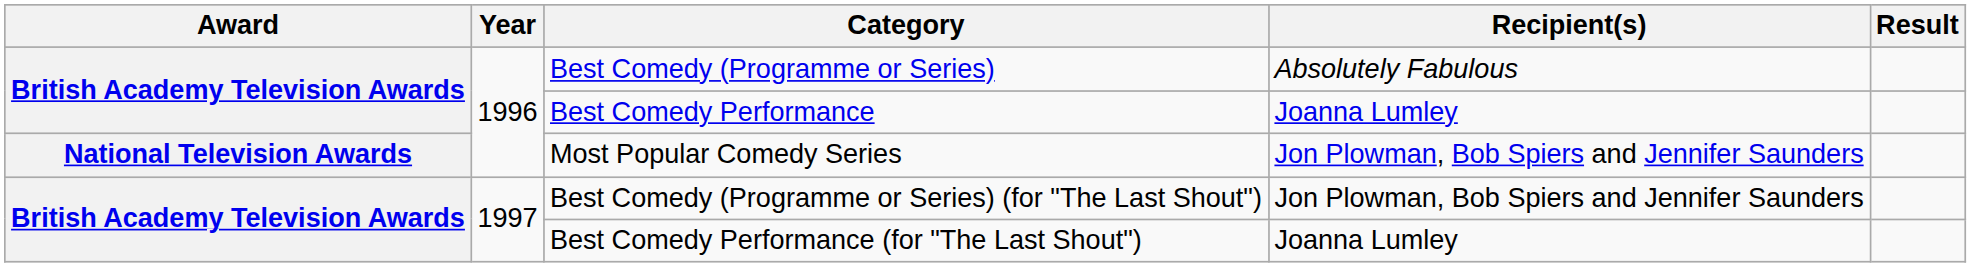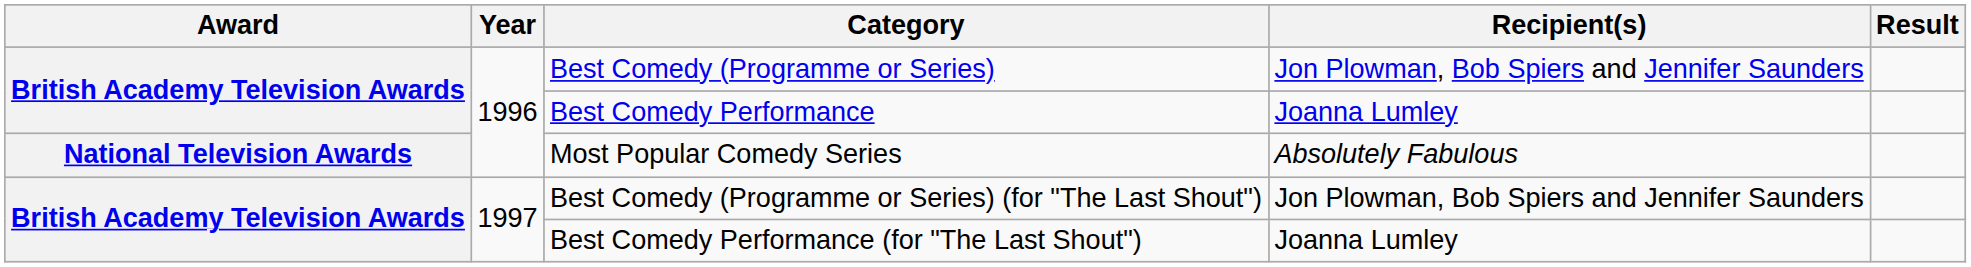(1396, 68) Absolutely Fabulous -> (1569, 68) Jon Plowman, Bob Spiers and Jennifer Saunders
(1569, 154) Jon Plowman, Bob Spiers and Jennifer Saunders -> (1396, 154) Absolutely Fabulous
